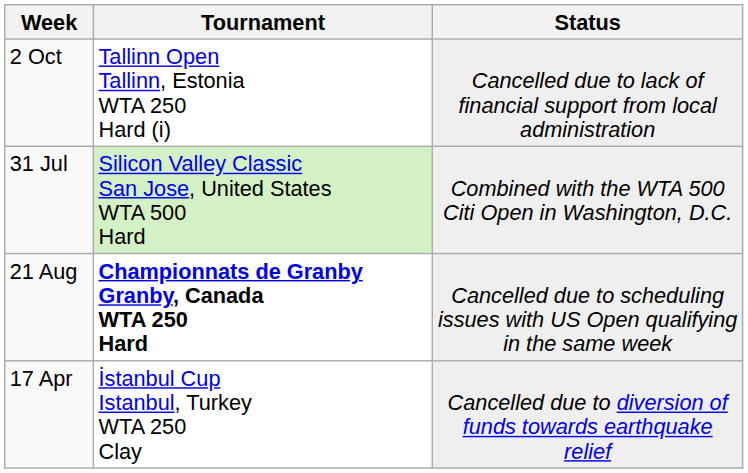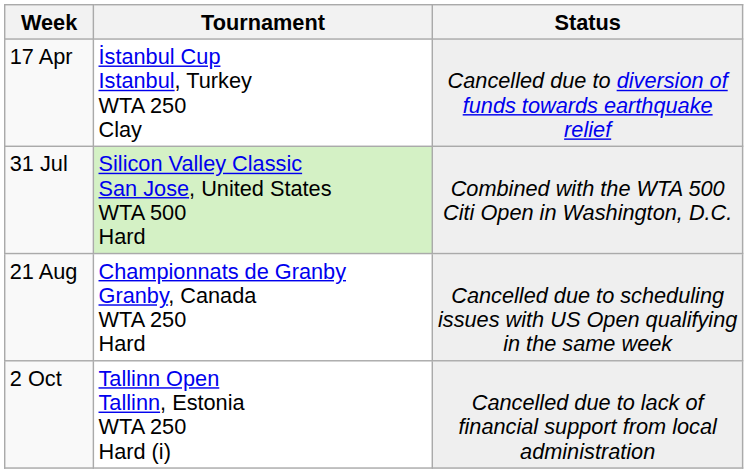rows swapped: (41, 379) <-> (36, 57)
(231, 308) bold -> (222, 308) normal
